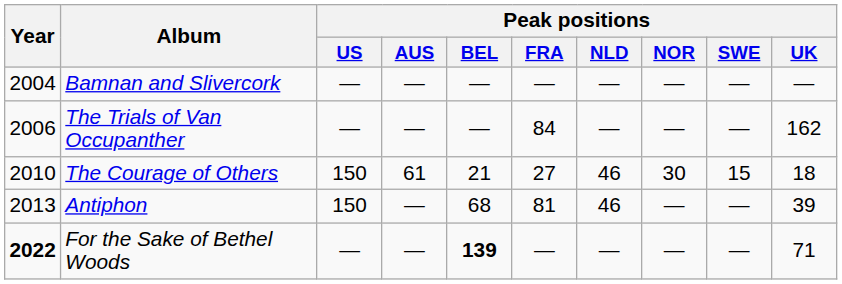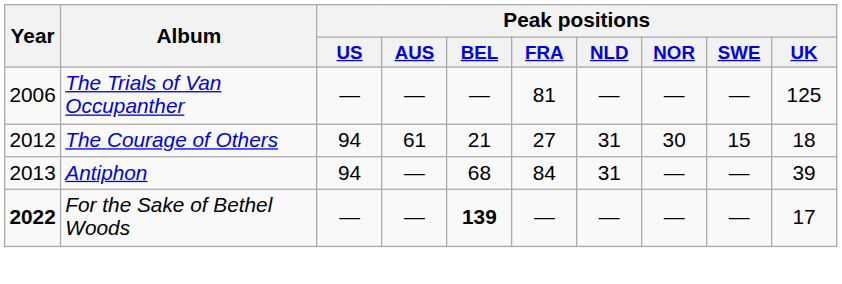- row: (173, 83)
(544, 128) 84 -> (544, 95) 81
(804, 128) 162 -> (804, 95) 125
(33, 172) 2010 -> (33, 139) 2012
(350, 172) 150 -> (350, 139) 94
(609, 172) 46 -> (609, 139) 31
(350, 205) 150 -> (350, 172) 94
(544, 205) 81 -> (544, 172) 84
(609, 205) 46 -> (609, 172) 31
(804, 250) 71 -> (804, 217) 17
